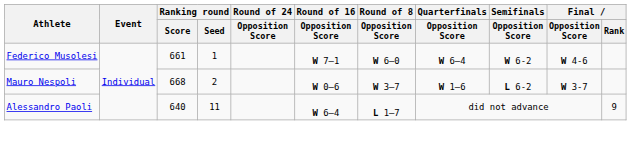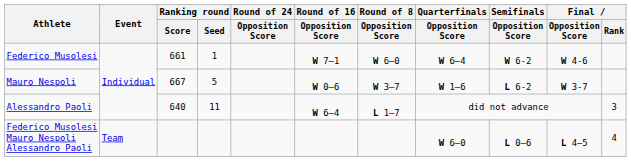(178, 81) 668 -> (178, 81) 667
(214, 81) 2 -> (214, 81) 5
(614, 107) 9 -> (614, 107) 3
+ row: (52, 138)
